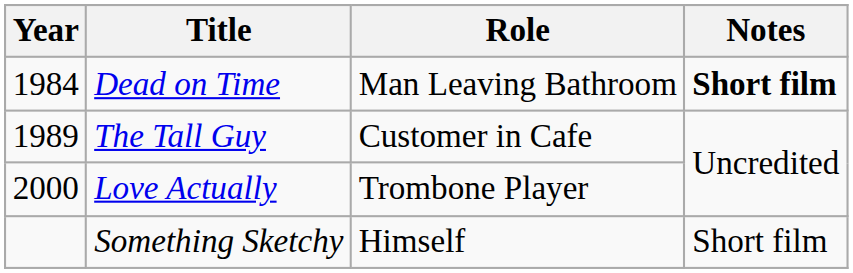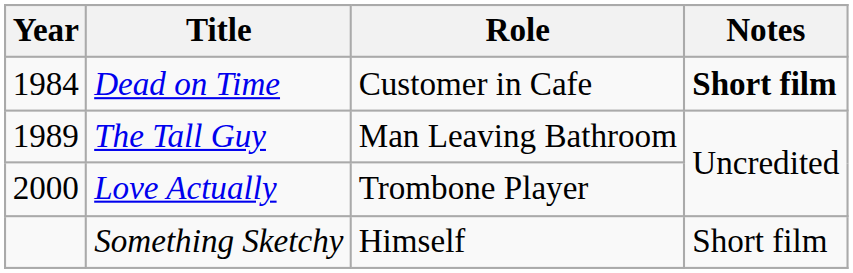(518, 83) Man Leaving Bathroom -> (476, 83) Customer in Cafe
(476, 135) Customer in Cafe -> (518, 135) Man Leaving Bathroom
